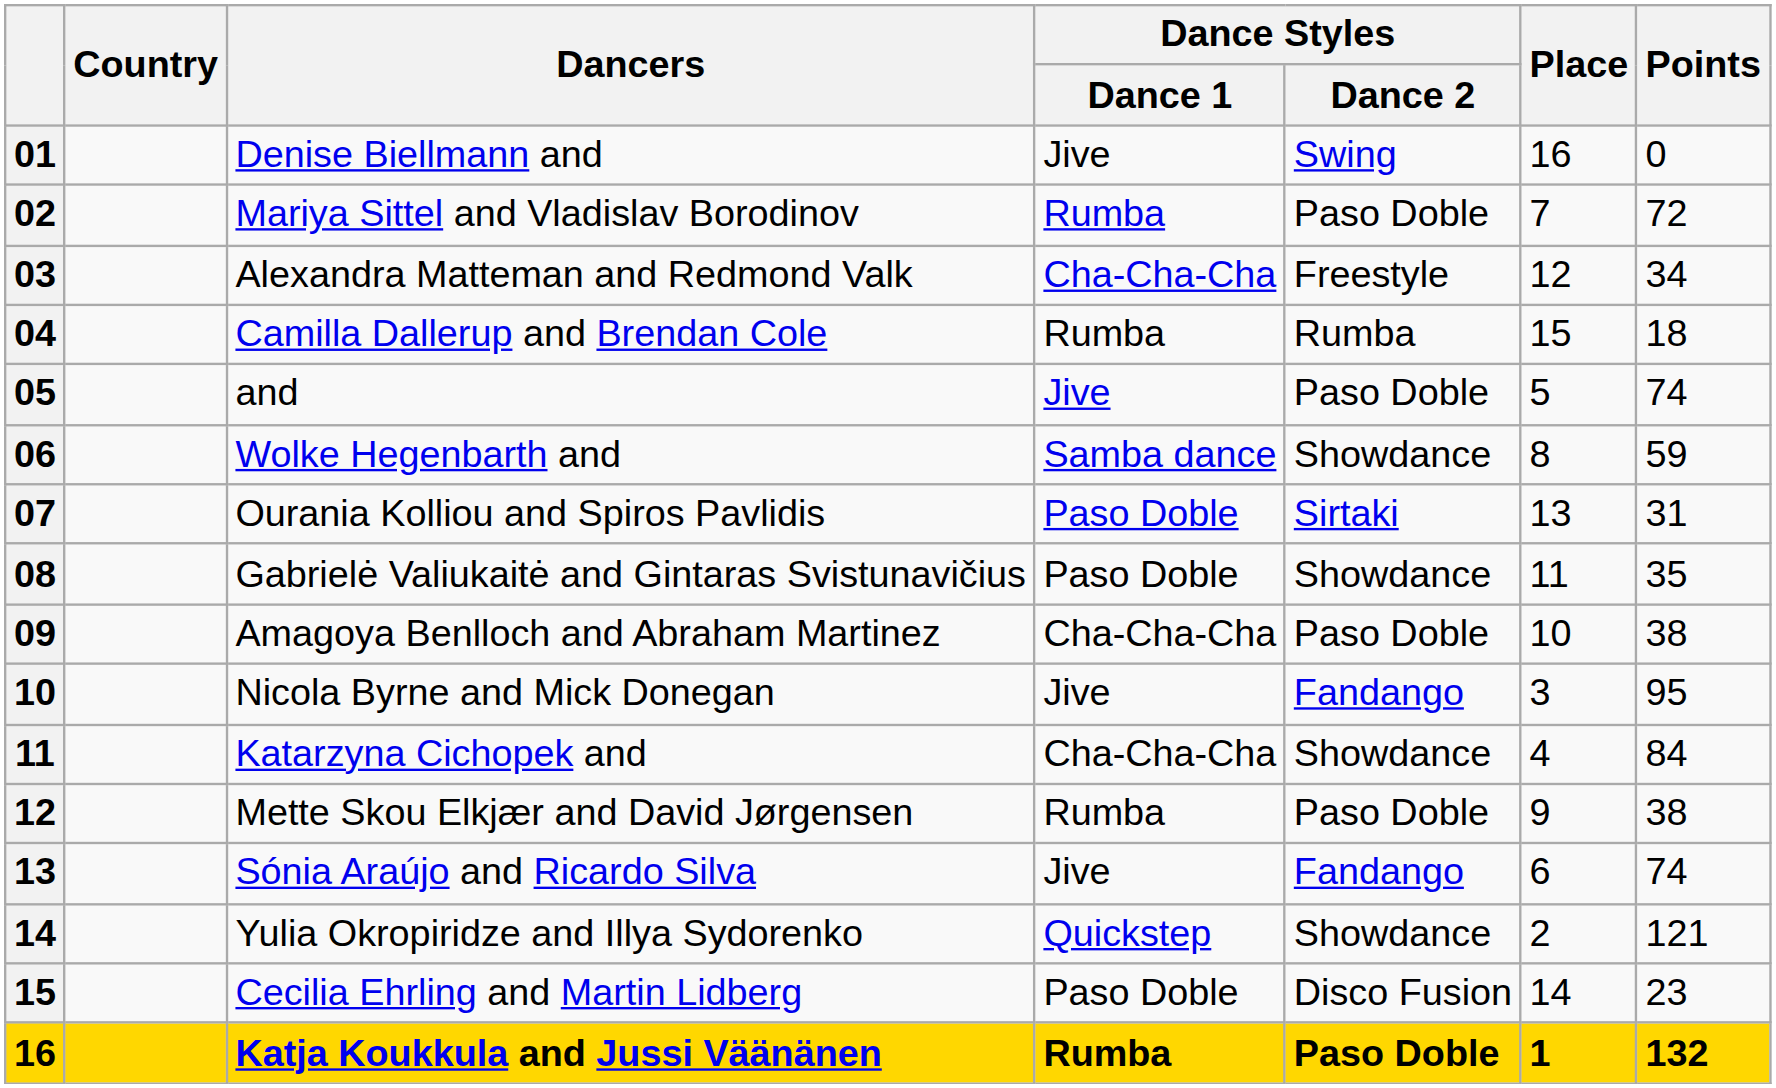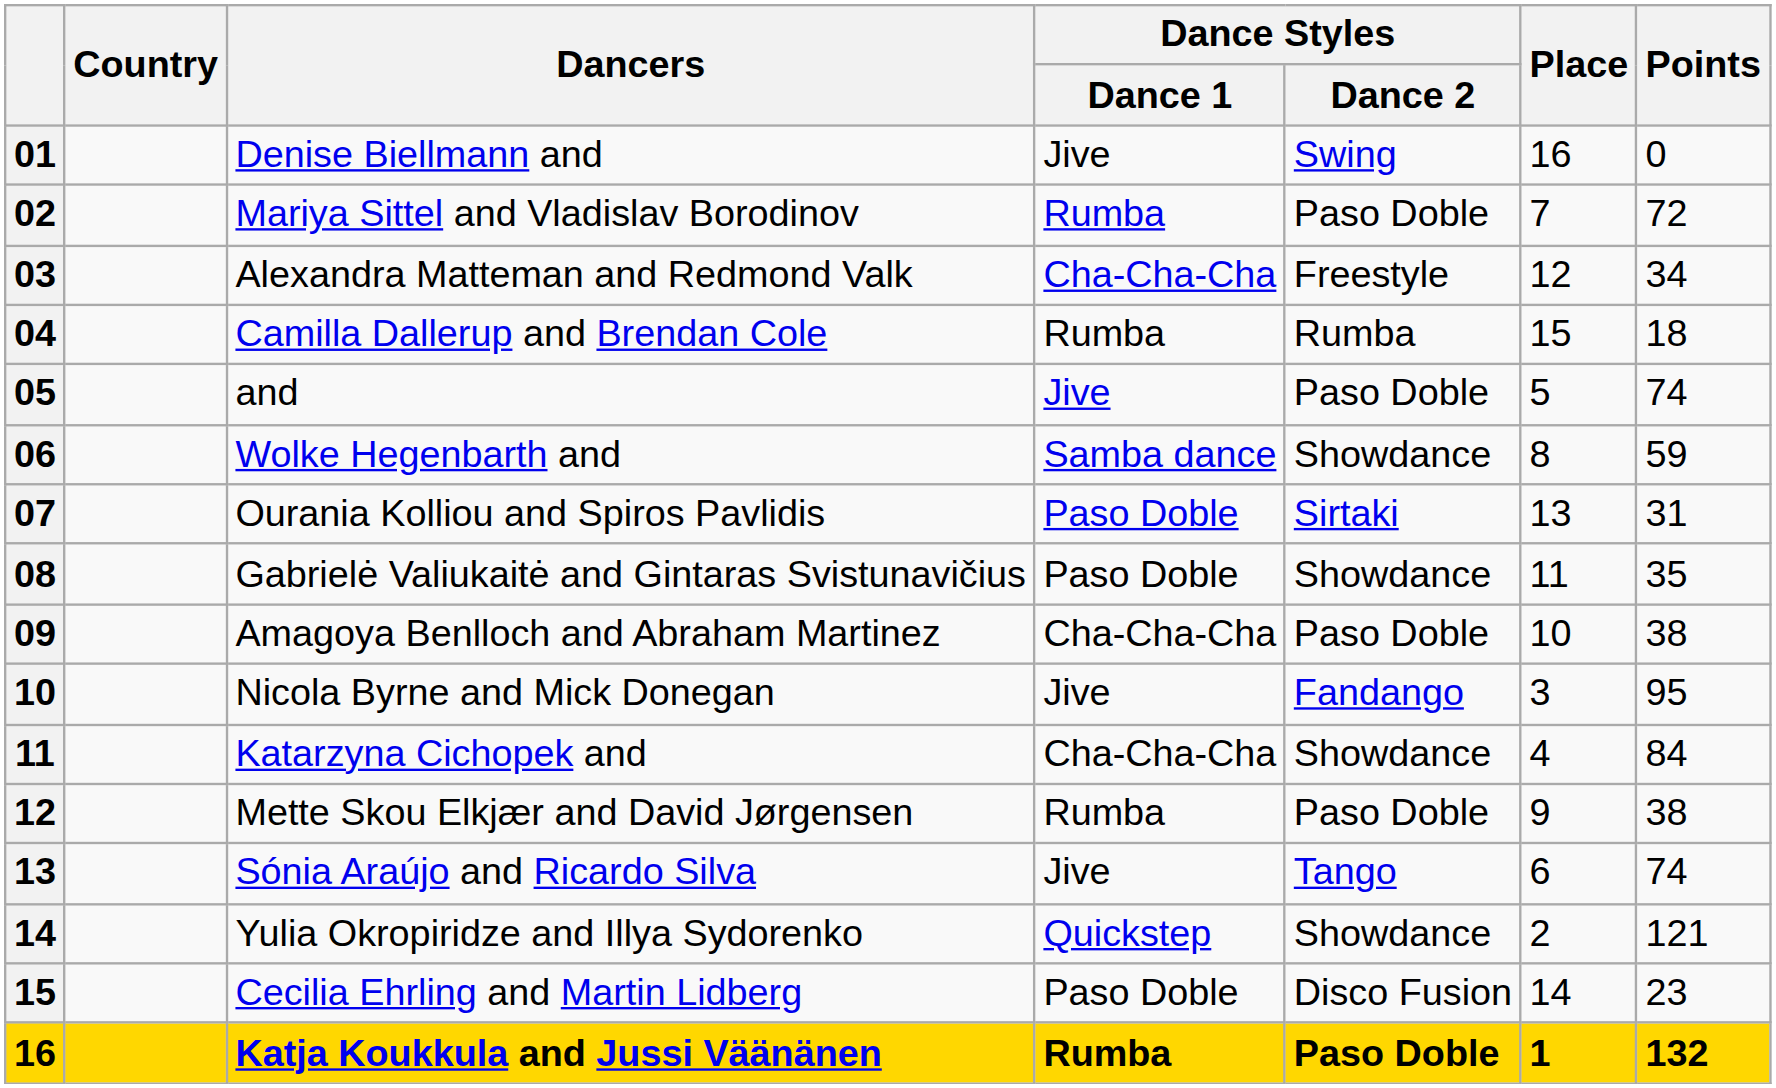(1379, 872) Fandango -> (1345, 872) Tango
